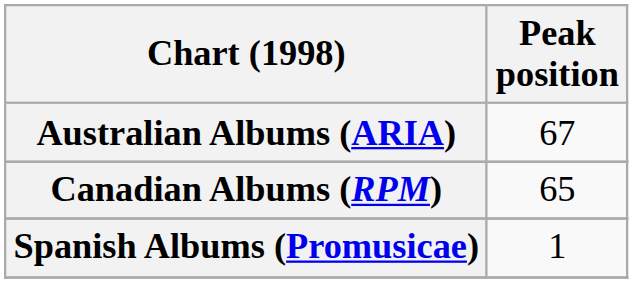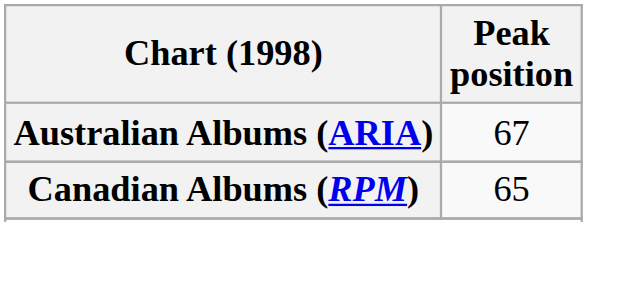- row: (246, 246)
